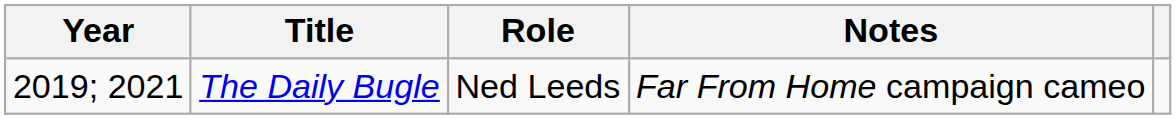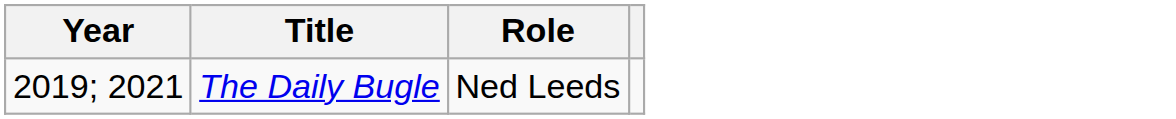- column: (891, 31)
